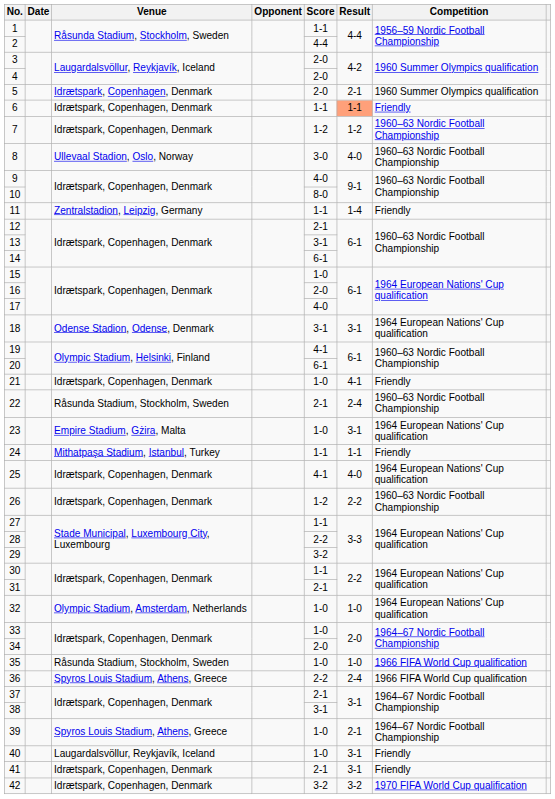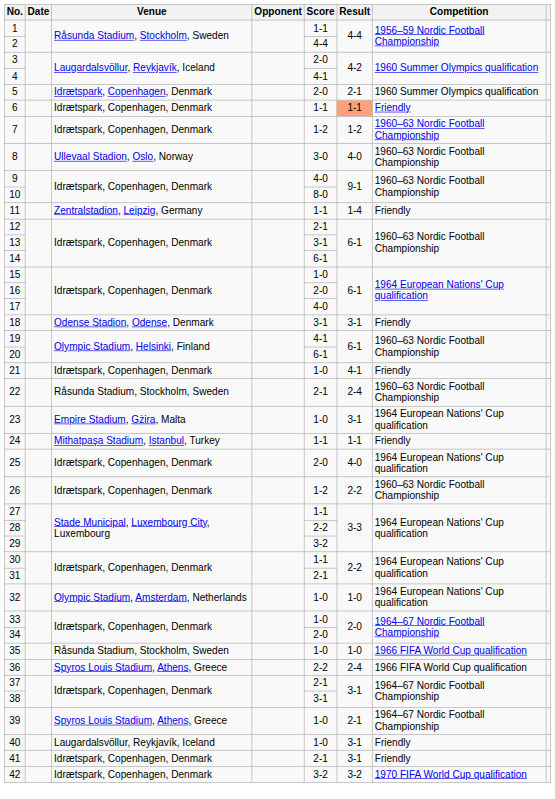(321, 76) 2-0 -> (321, 76) 4-1
(439, 328) 1964 European Nations' Cup qualification -> (393, 322) Friendly
(321, 474) 4-1 -> (321, 463) 2-0
